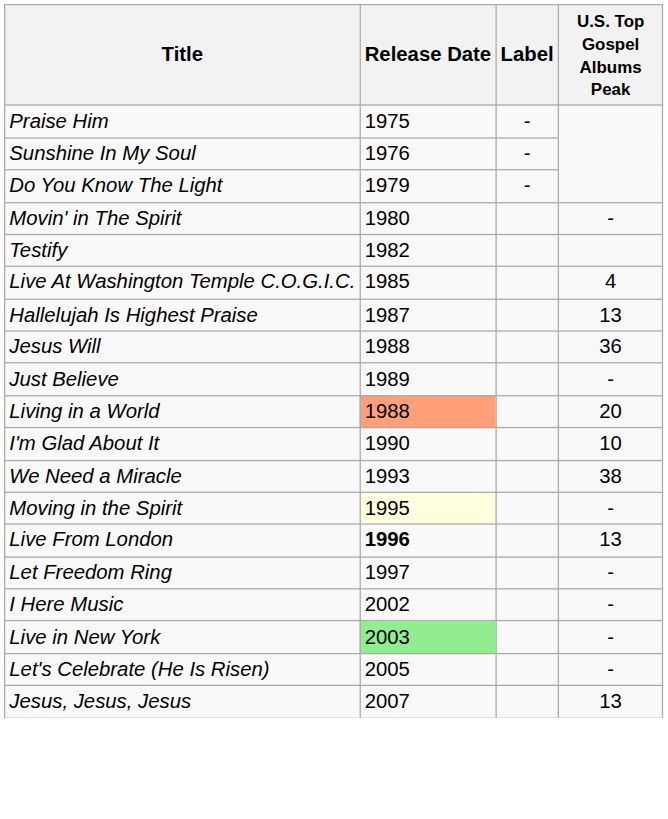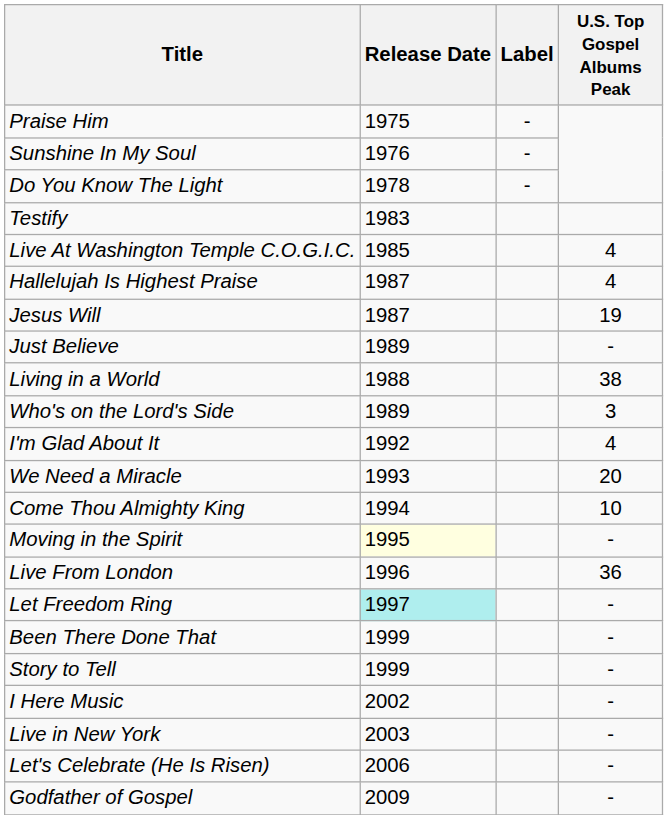(387, 185) 1979 -> (387, 185) 1978
- row: (95, 218)
(387, 250) 1982 -> (387, 218) 1983
(611, 314) 13 -> (611, 282) 4
(387, 347) 1988 -> (387, 314) 1987
(611, 347) 36 -> (611, 314) 19
(387, 411) lightsalmon background -> (387, 379) no background
(611, 411) 20 -> (611, 379) 38
+ row: (122, 411)
(387, 443) 1990 -> (387, 443) 1992
(611, 443) 10 -> (611, 443) 4
(611, 475) 38 -> (611, 475) 20
+ row: (127, 508)
(387, 540) bold -> (387, 572) normal
(611, 540) 13 -> (611, 572) 36
(387, 572) no background -> (387, 604) paleturquoise background
+ row: (113, 637)
+ row: (63, 669)
(387, 637) lightgreen background -> (387, 733) no background
(387, 669) 2005 -> (387, 765) 2006
- row: (100, 701)
+ row: (101, 798)
